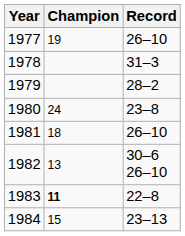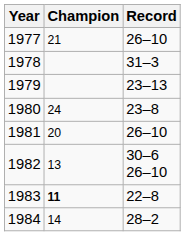(54, 40) 19 -> (54, 40) 21
(143, 86) 28–2 -> (147, 86) 23–13
(54, 133) 18 -> (54, 133) 20
(54, 220) 15 -> (54, 220) 14
(147, 219) 23–13 -> (143, 219) 28–2
